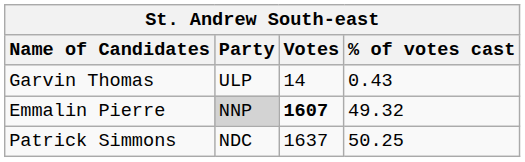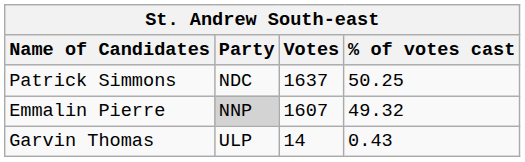rows swapped: (93, 141) <-> (82, 80)
(306, 111) bold -> (306, 111) normal
